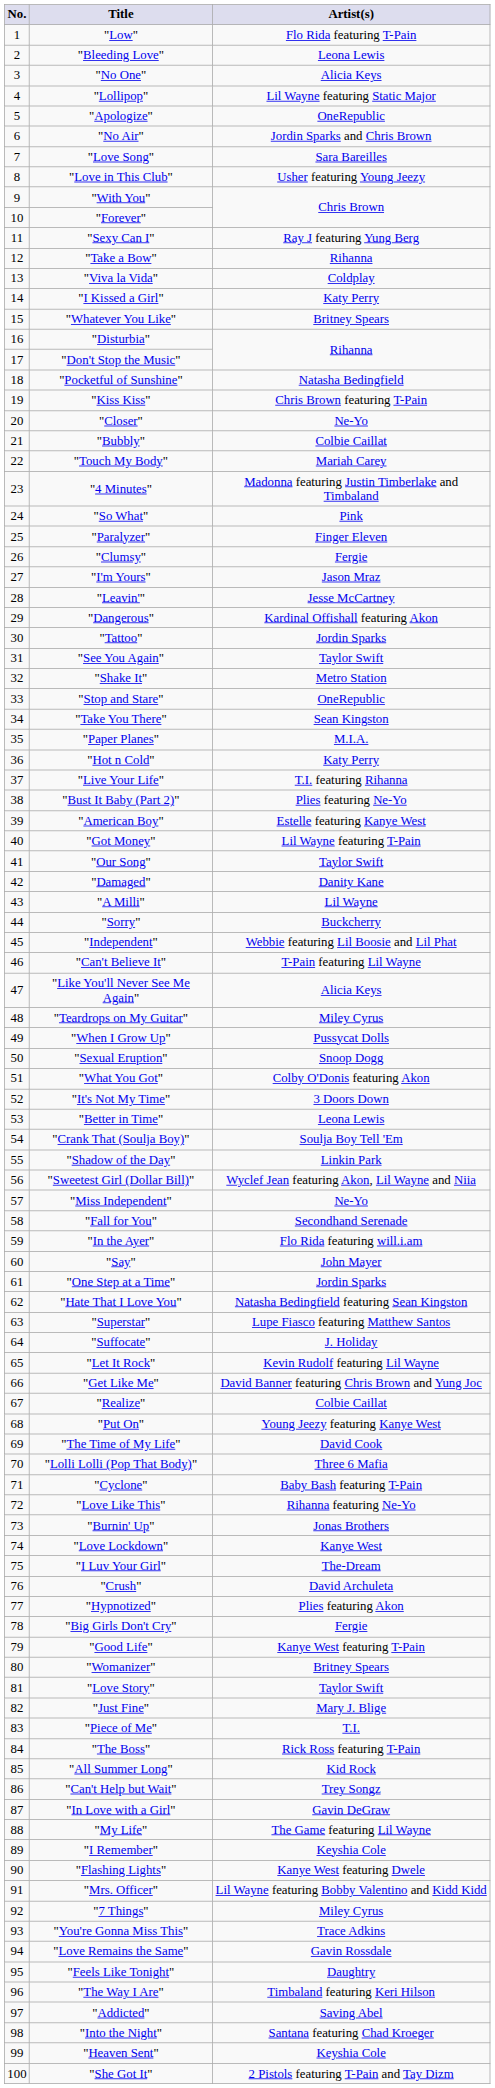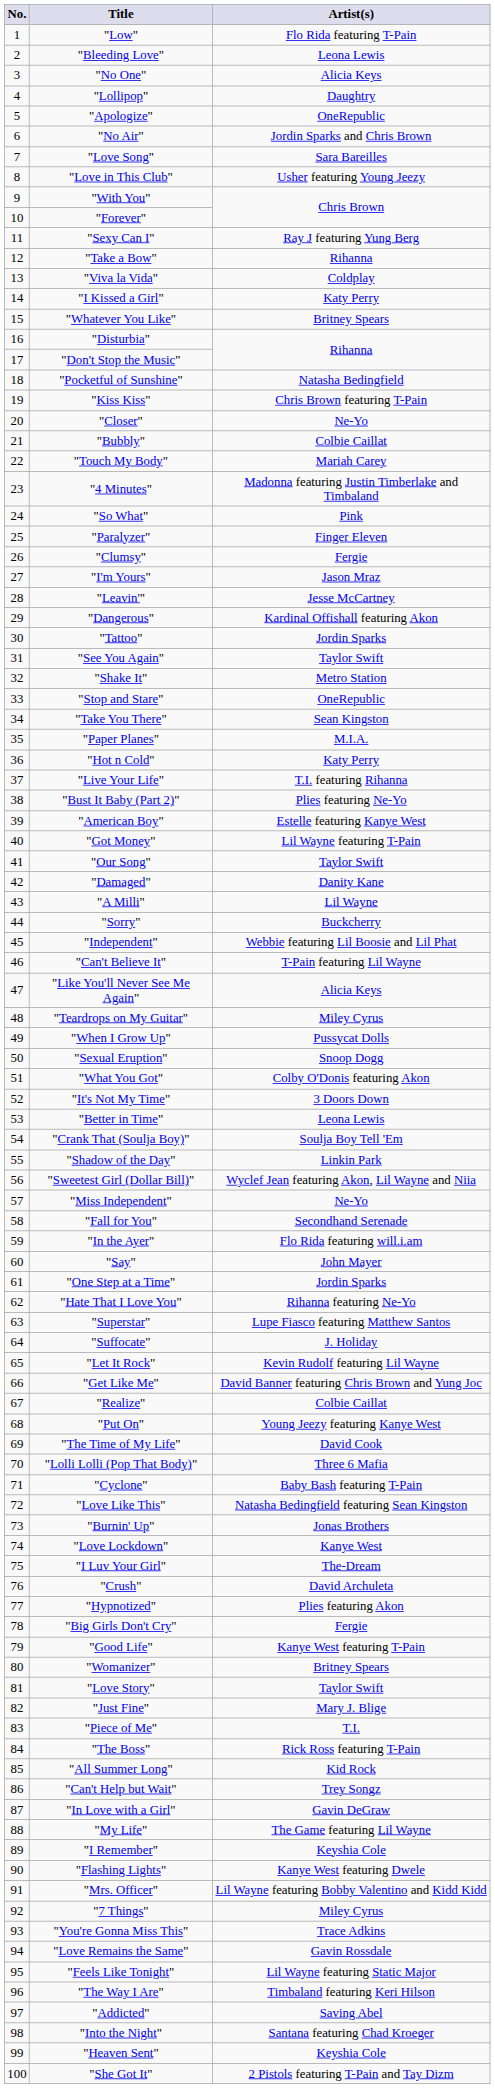(351, 95) Lil Wayne featuring Static Major -> (351, 95) Daughtry
(351, 1302) Natasha Bedingfield featuring Sean Kingston -> (351, 1302) Rihanna featuring Ne-Yo
(351, 1505) Rihanna featuring Ne-Yo -> (351, 1505) Natasha Bedingfield featuring Sean Kingston
(351, 1971) Daughtry -> (351, 1971) Lil Wayne featuring Static Major
